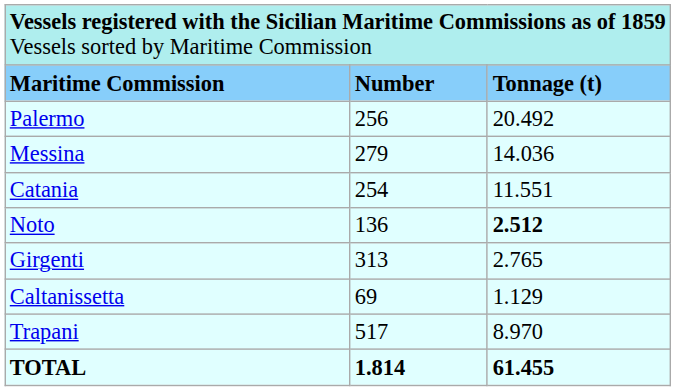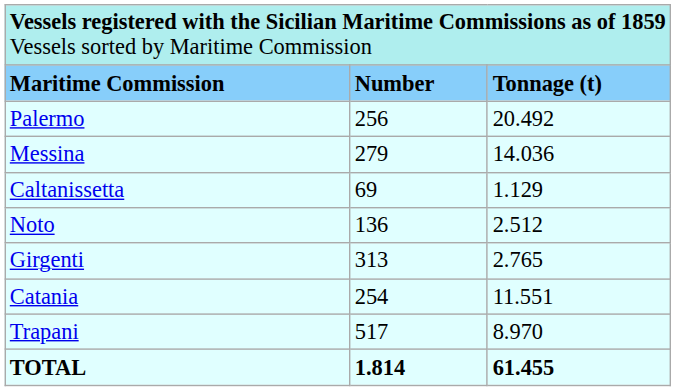rows swapped: (44, 189) <-> (67, 296)
(518, 225) bold -> (518, 225) normal
